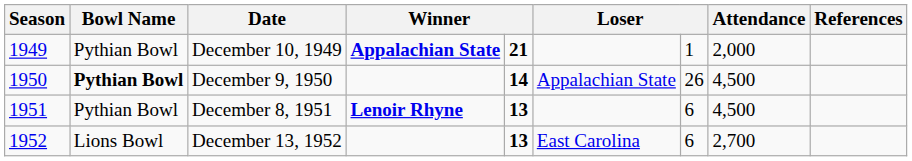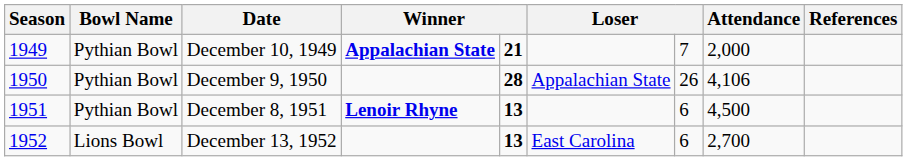(689, 49) 1 -> (684, 49) 7
(129, 79) bold -> (126, 79) normal
(519, 79) 14 -> (513, 79) 28
(734, 79) 4,500 -> (729, 79) 4,106
